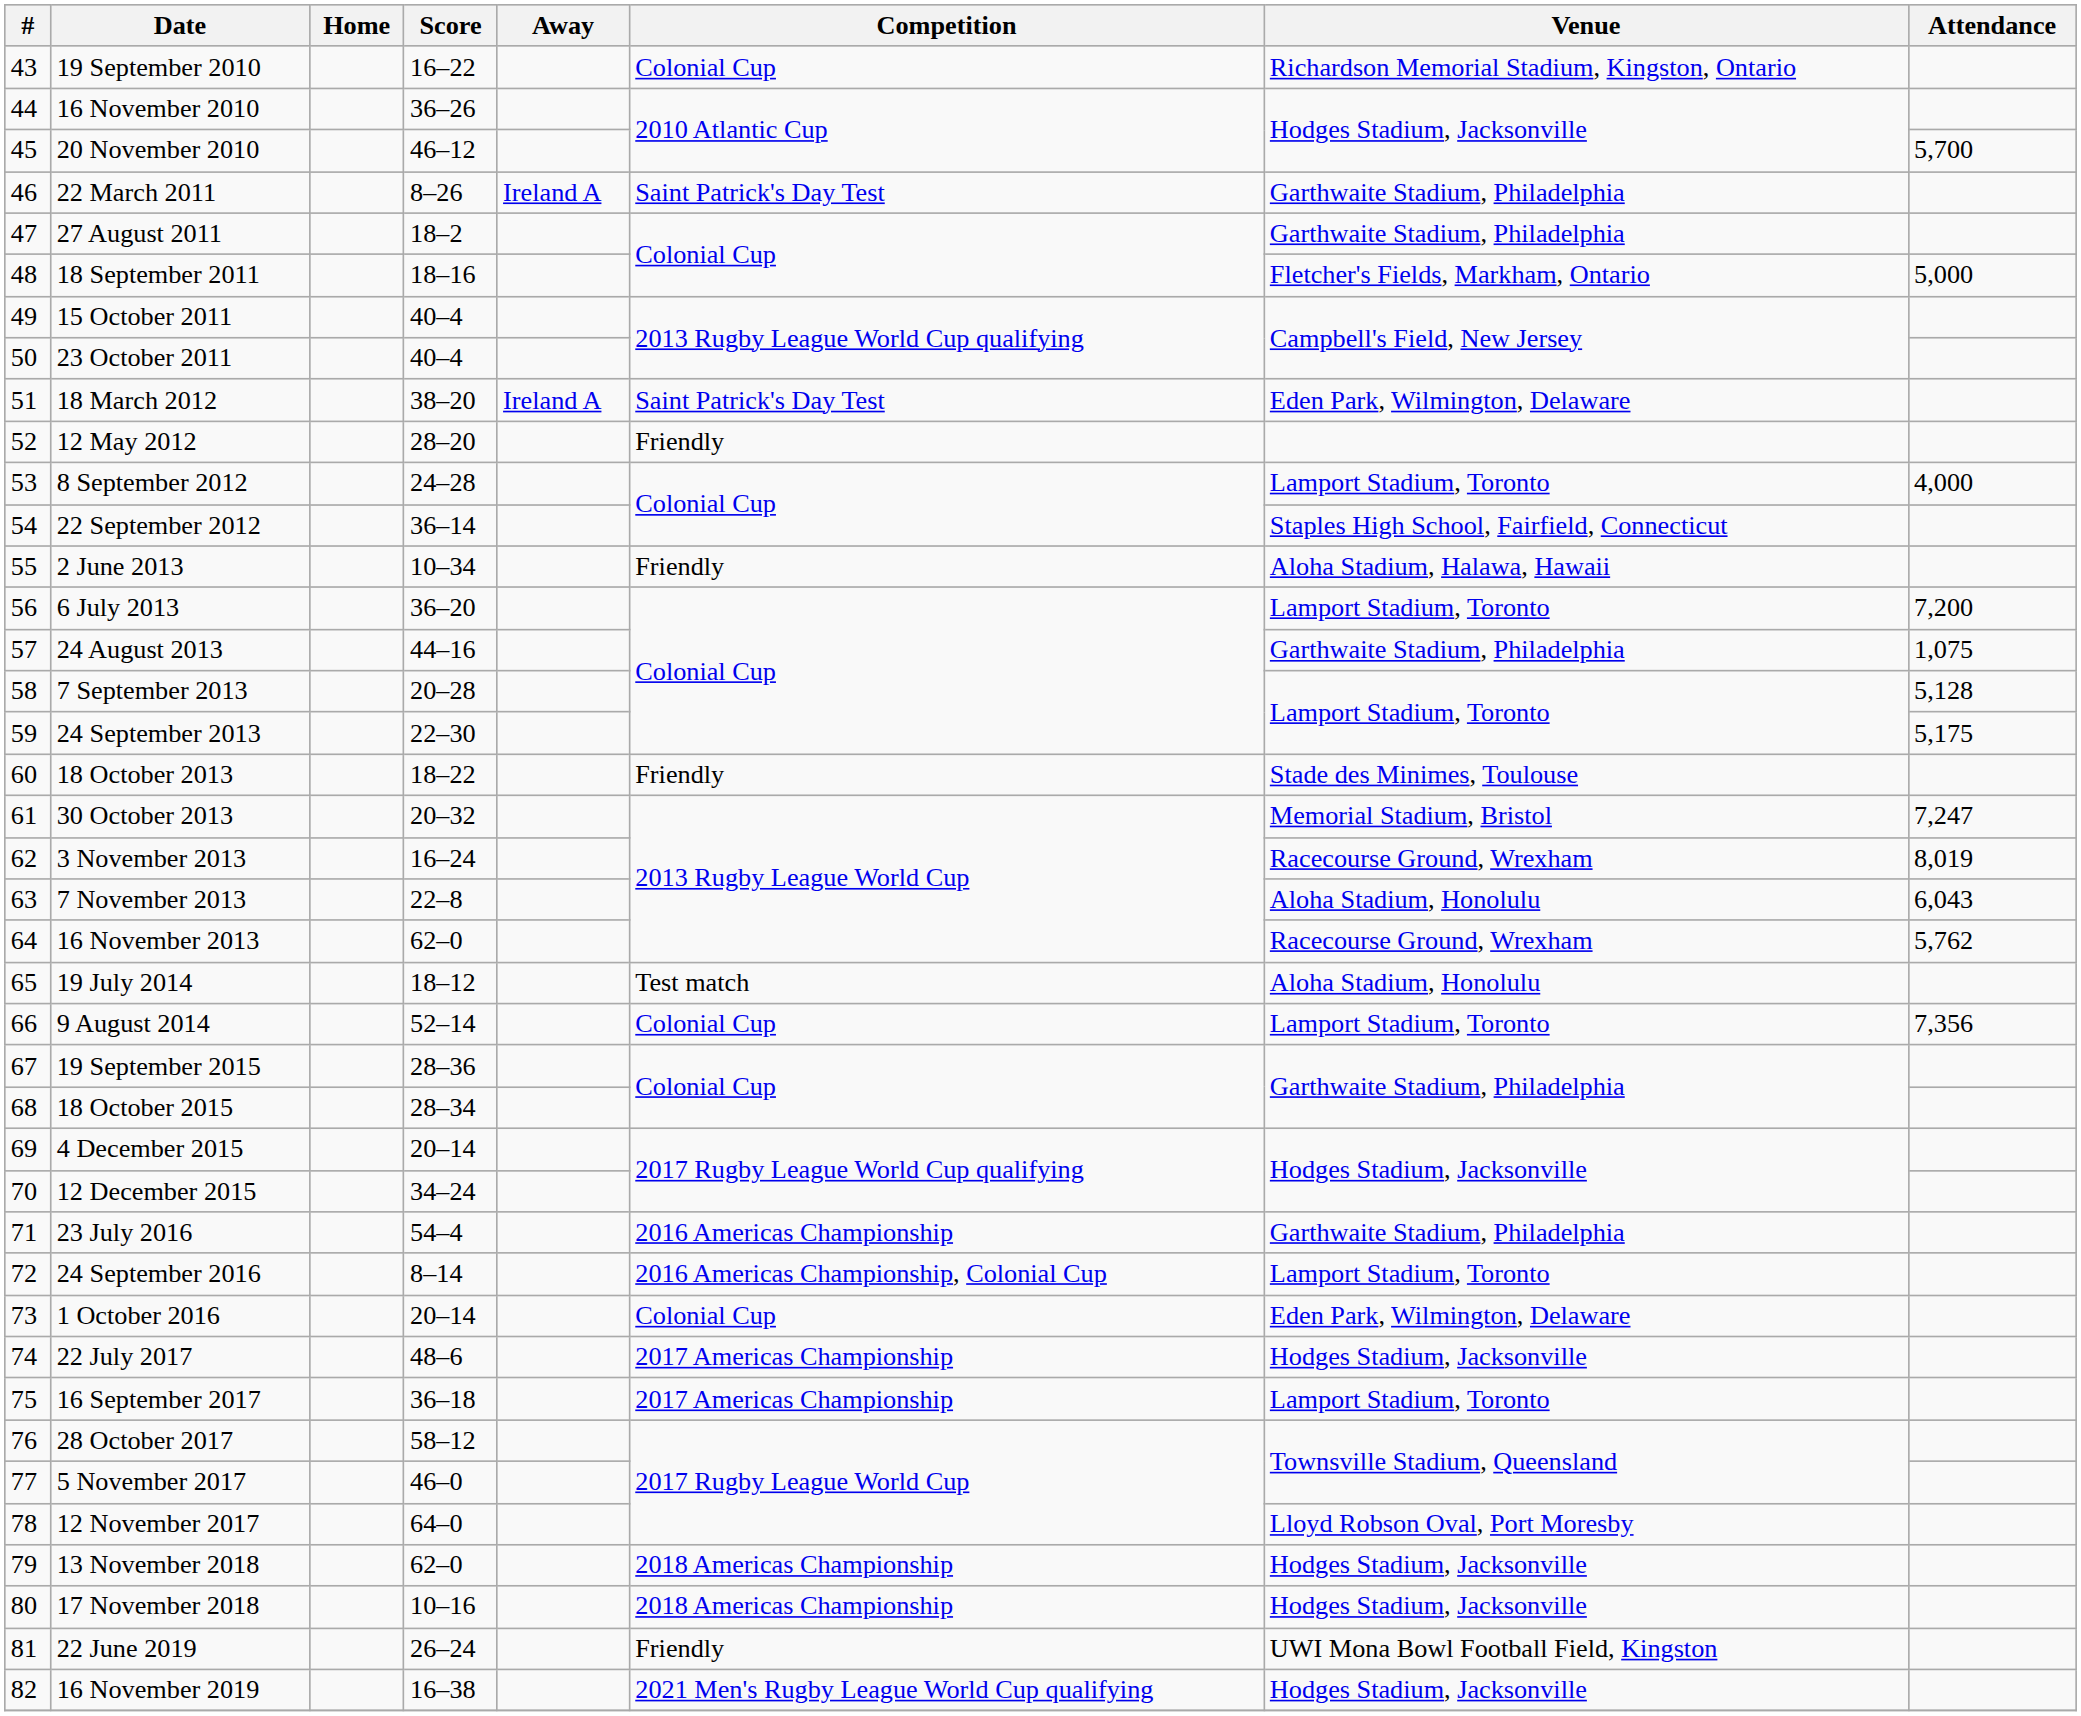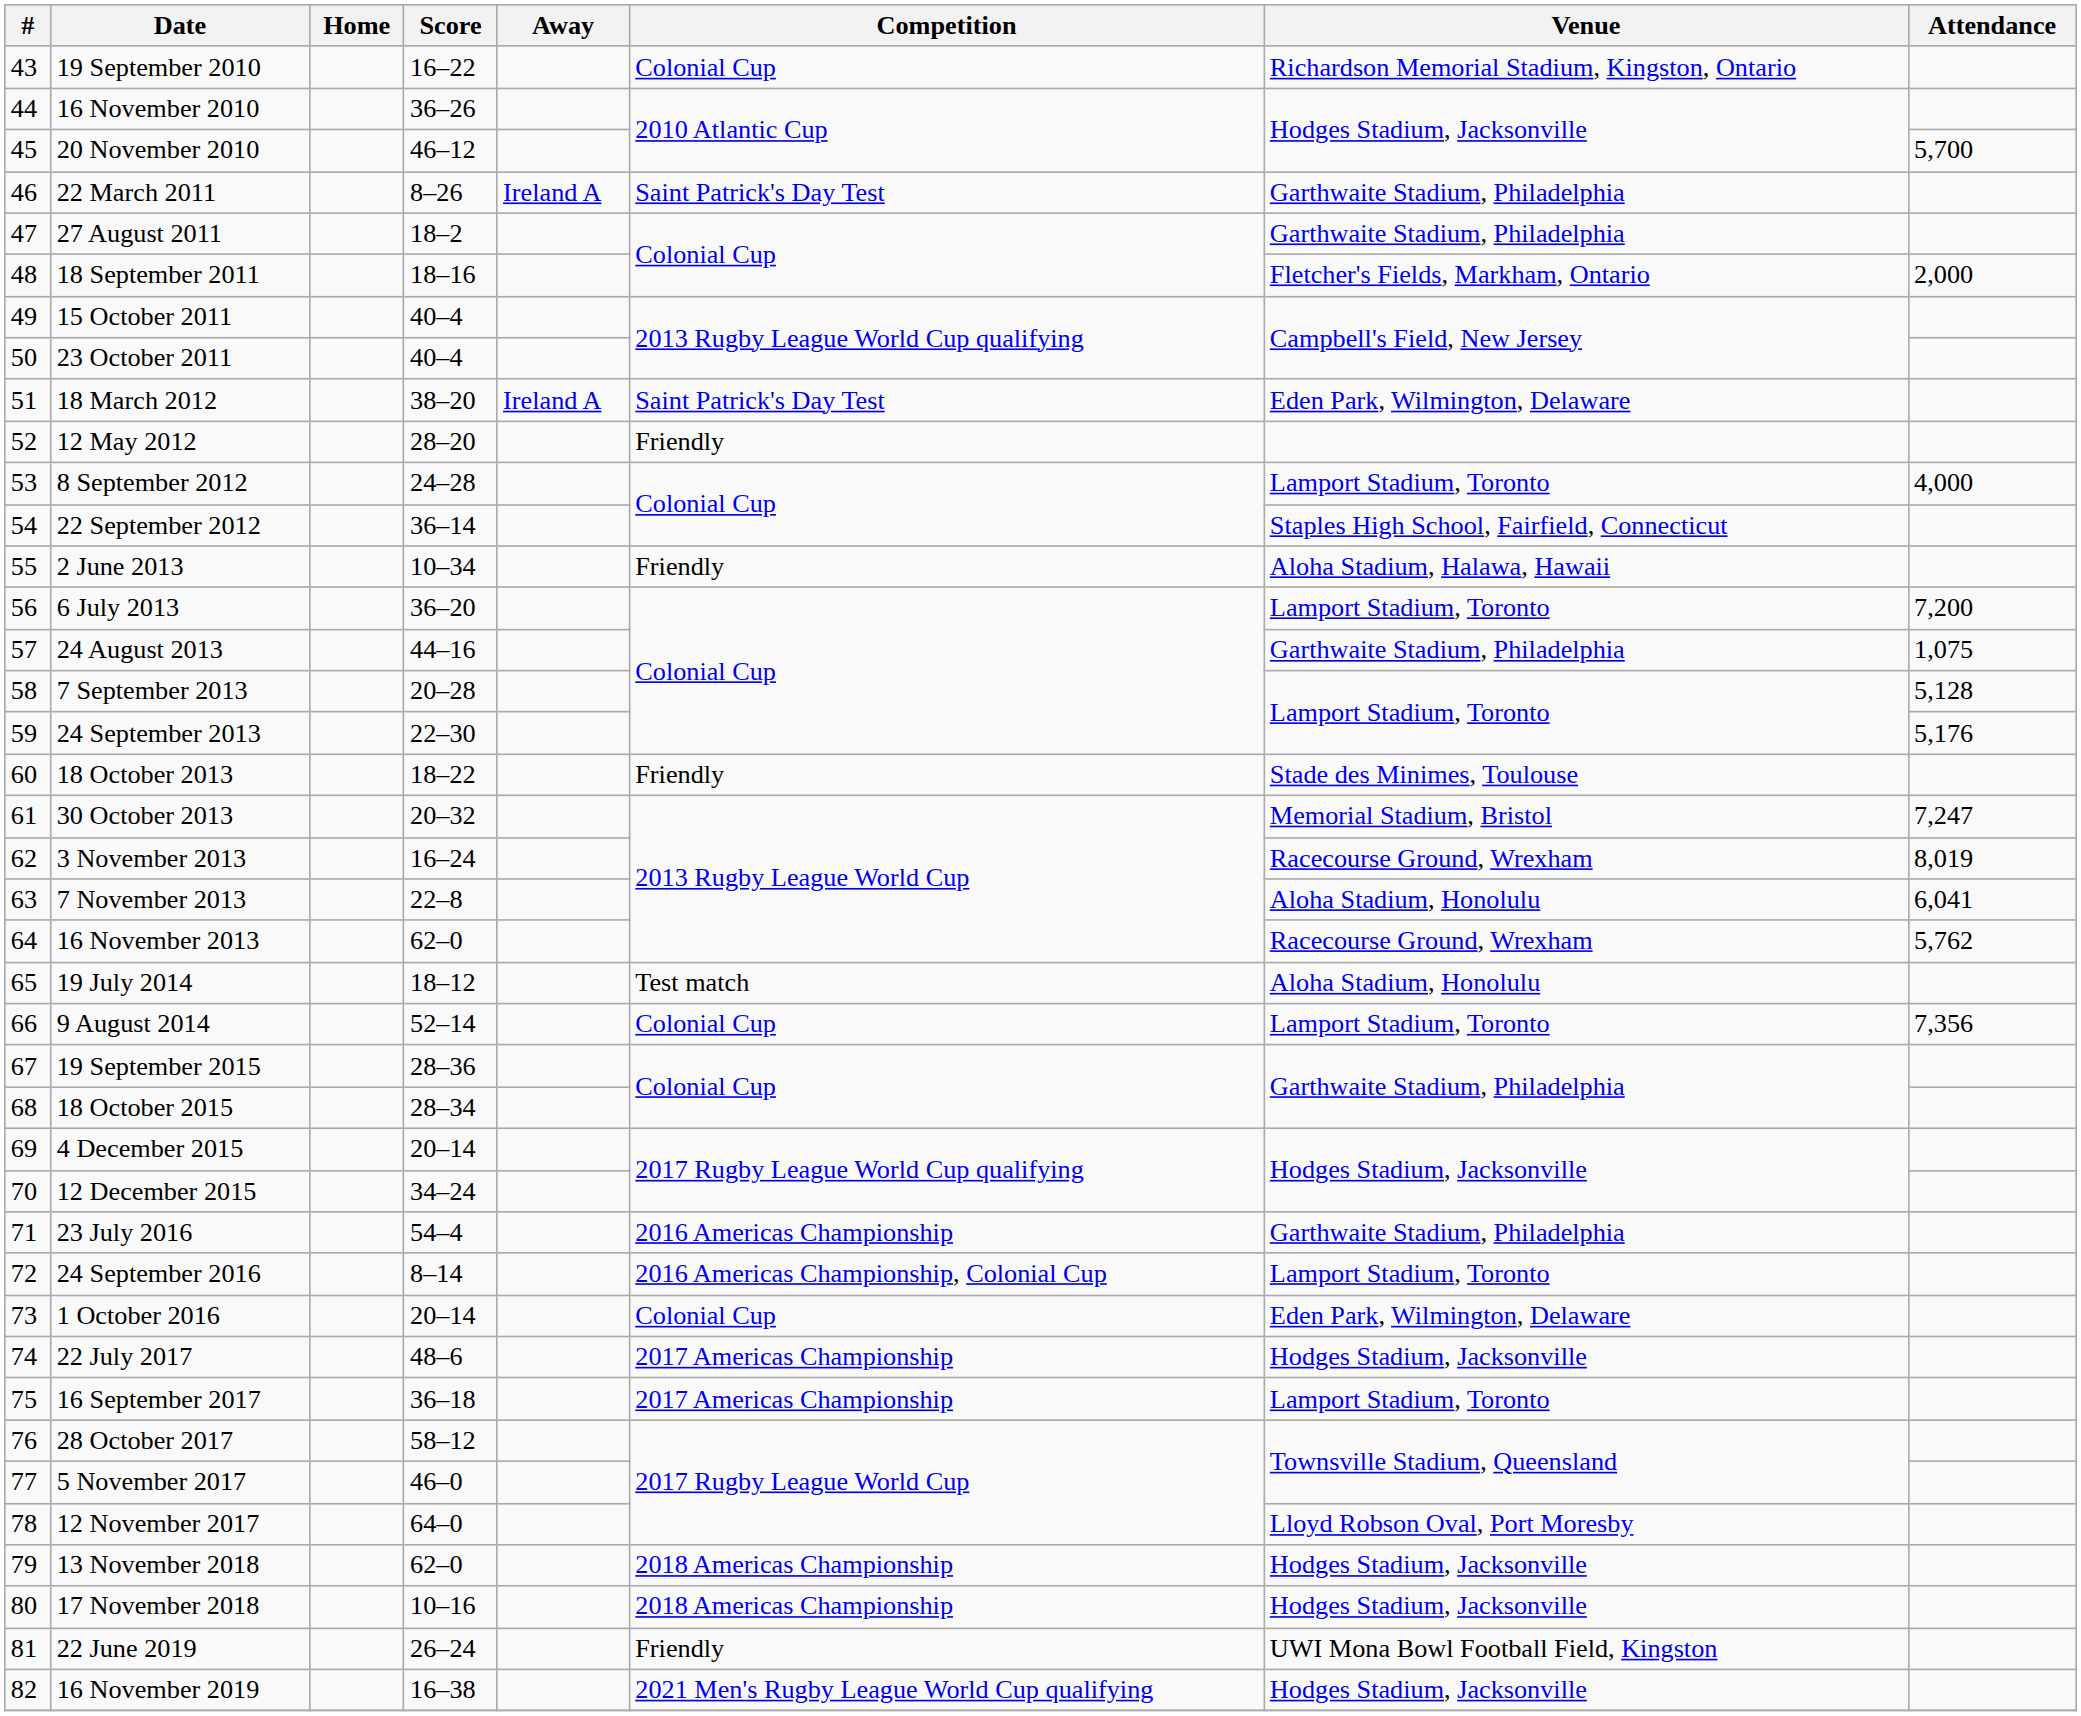(1944, 274) 5,000 -> (1944, 274) 2,000
(1944, 732) 5,175 -> (1944, 732) 5,176
(1944, 899) 6,043 -> (1944, 899) 6,041
